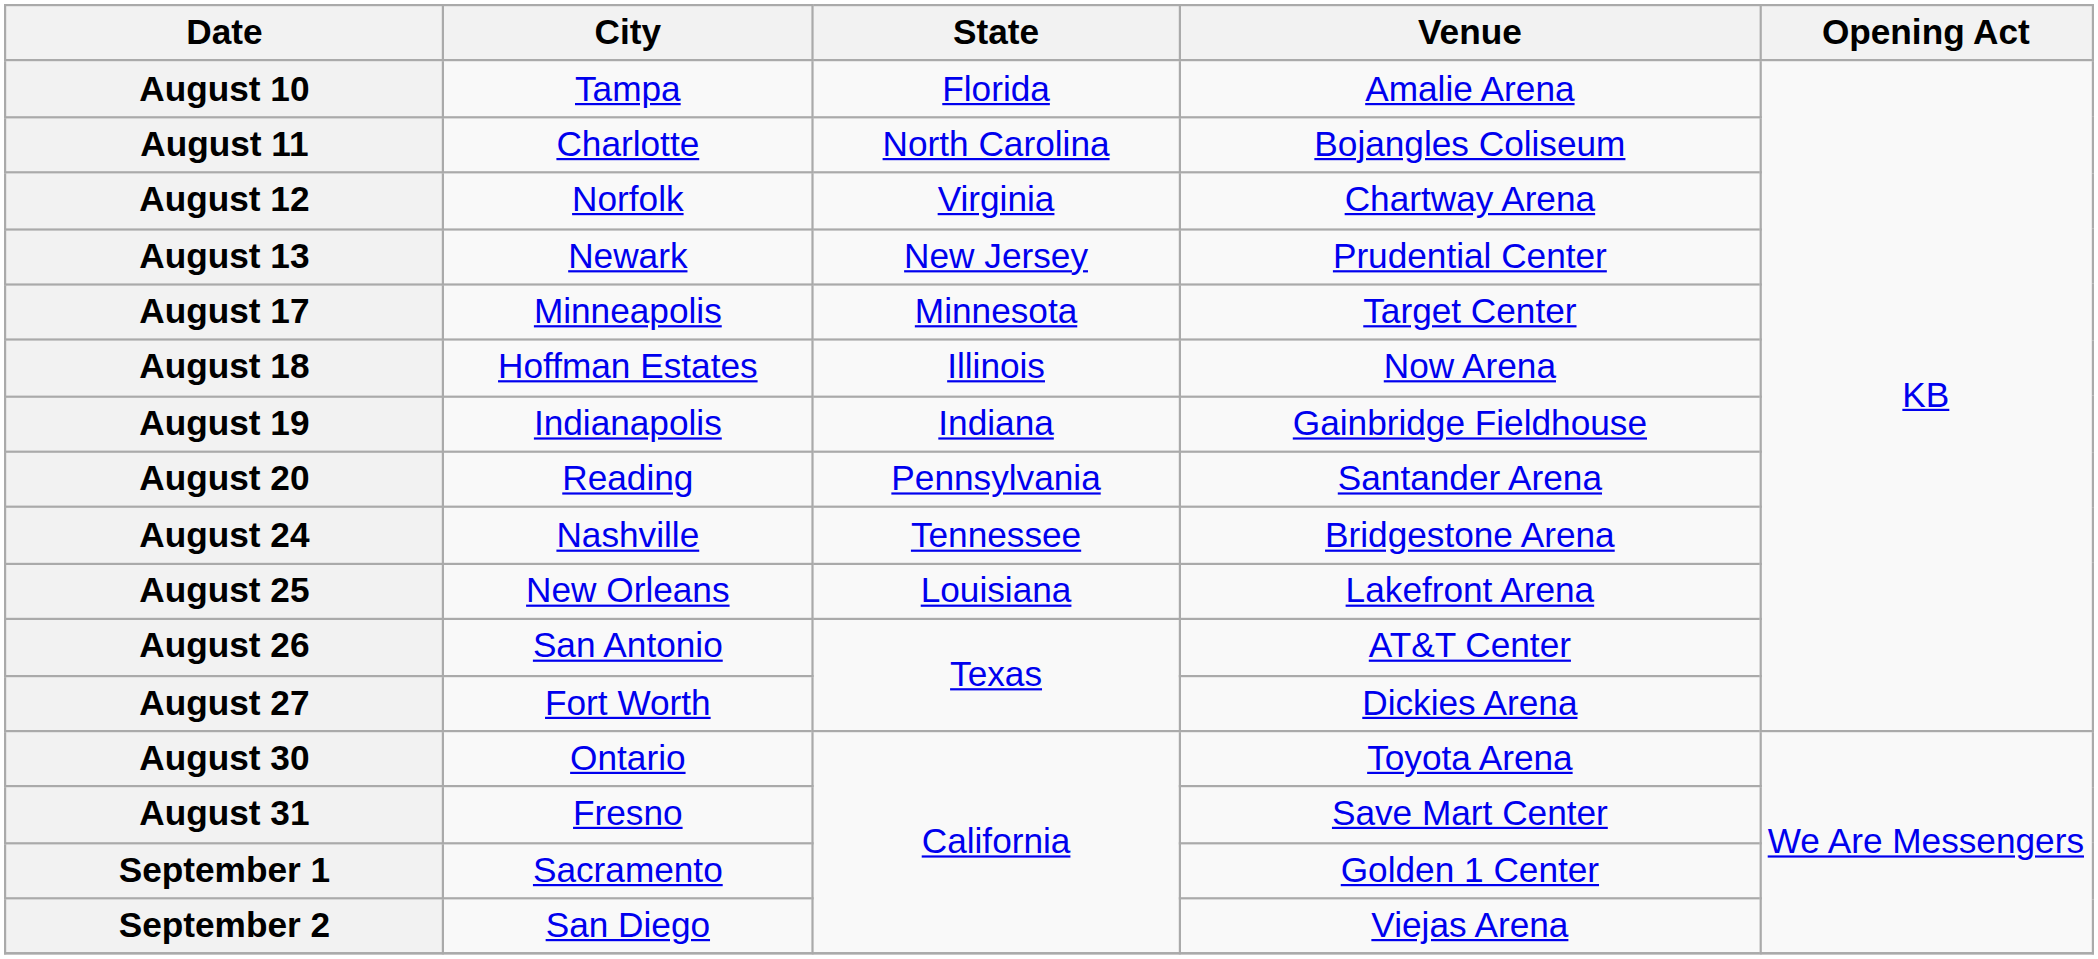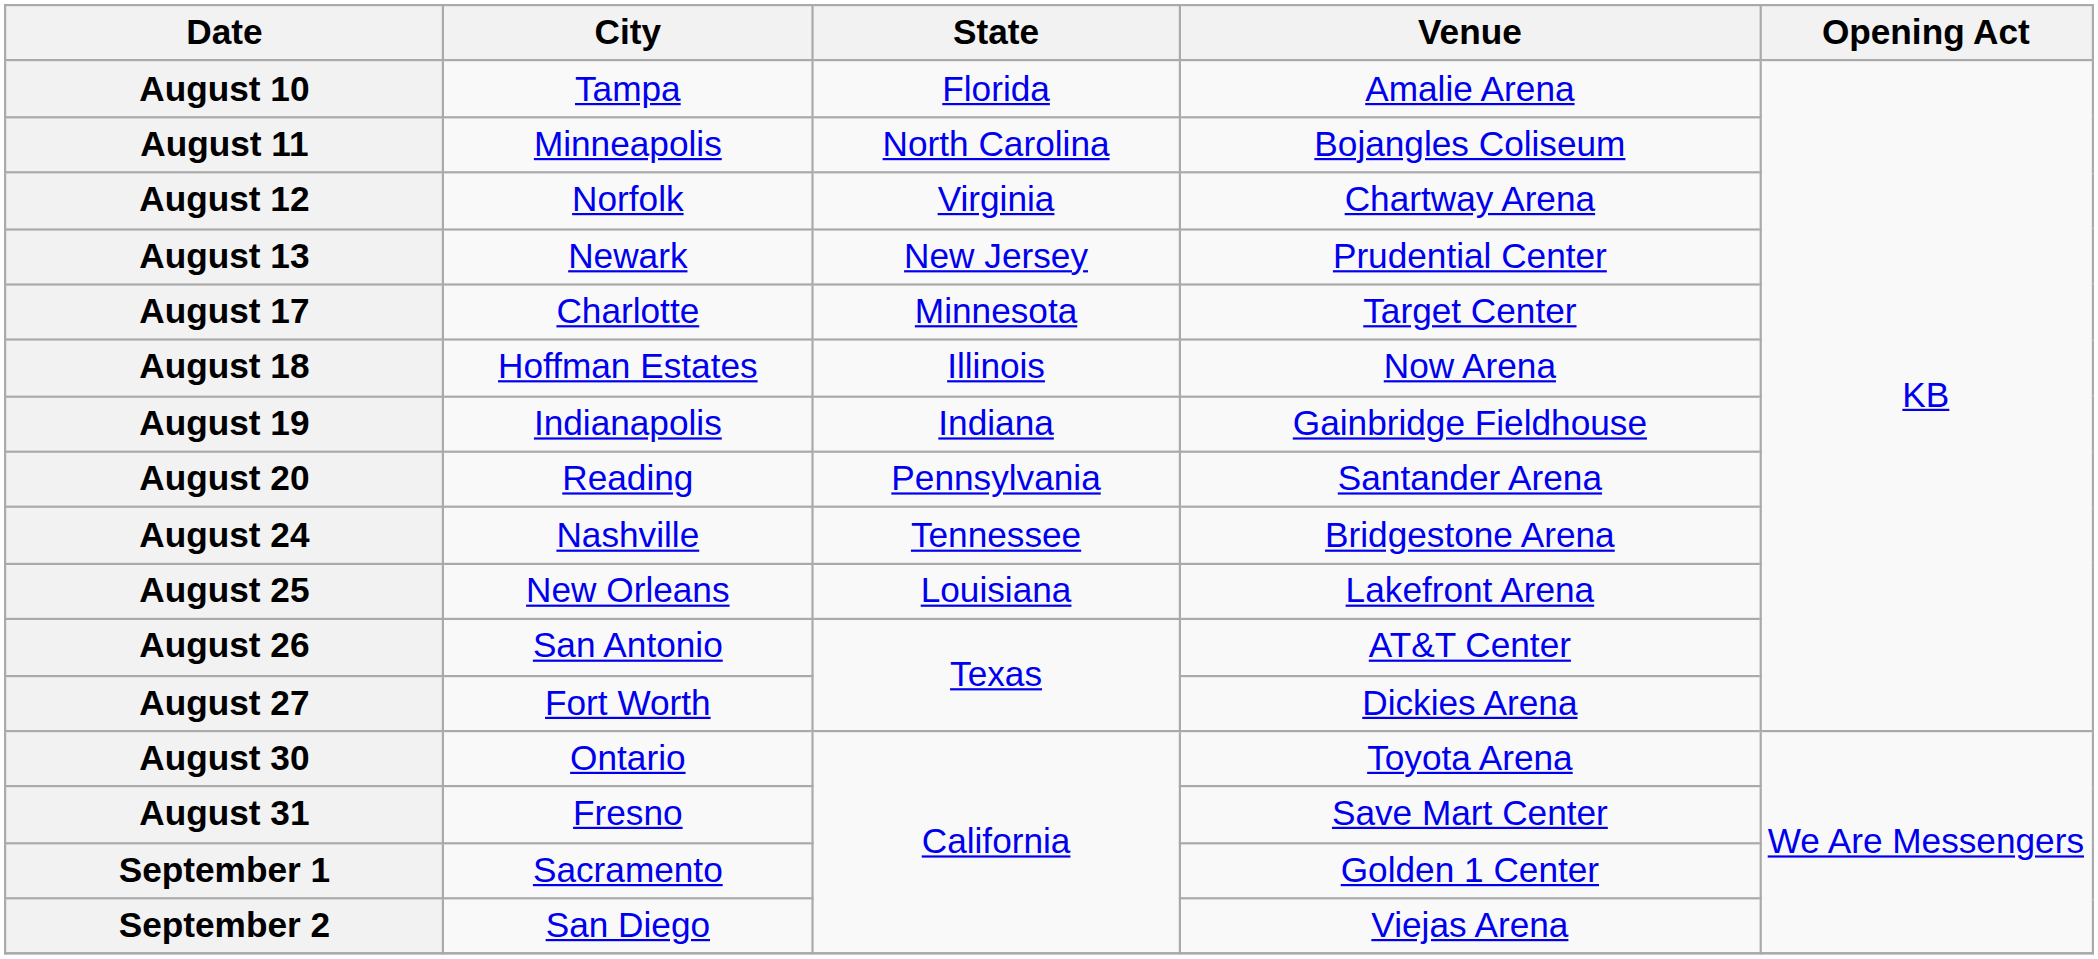(628, 144) Charlotte -> (628, 144) Minneapolis
(628, 311) Minneapolis -> (628, 311) Charlotte
